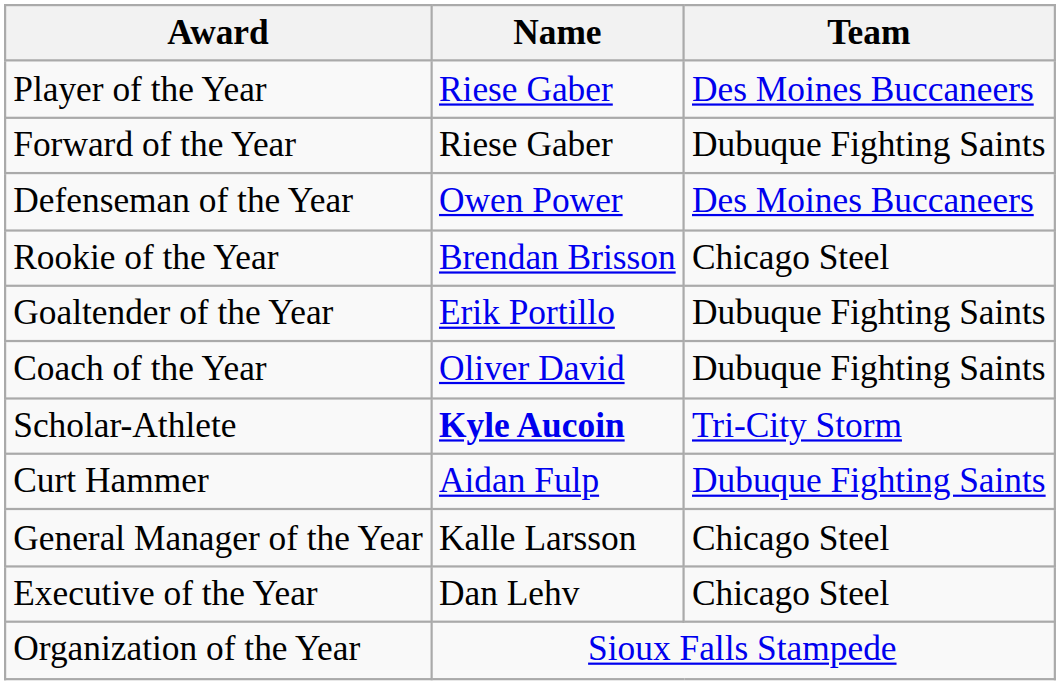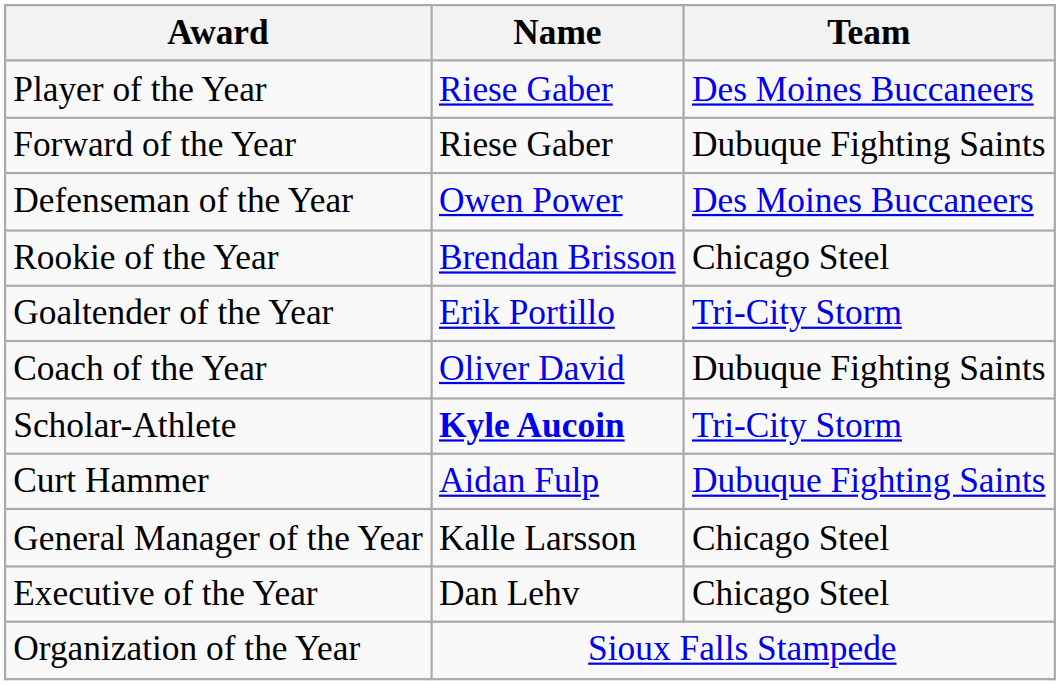(869, 312) Dubuque Fighting Saints -> (797, 312) Tri-City Storm
